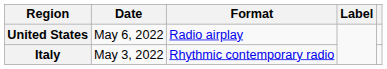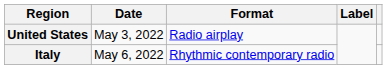(129, 34) May 6, 2022 -> (129, 34) May 3, 2022
(129, 54) May 3, 2022 -> (129, 54) May 6, 2022
